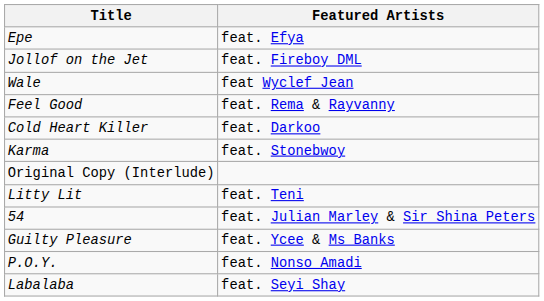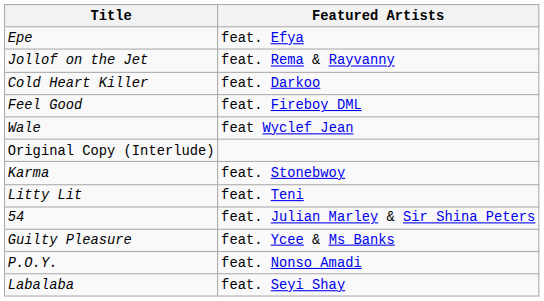(291, 61) feat. Fireboy DML -> (308, 61) feat. Rema & Rayvanny
rows swapped: (24, 83) <-> (78, 128)
(308, 106) feat. Rema & Rayvanny -> (291, 106) feat. Fireboy DML
rows swapped: (111, 173) <-> (28, 151)
